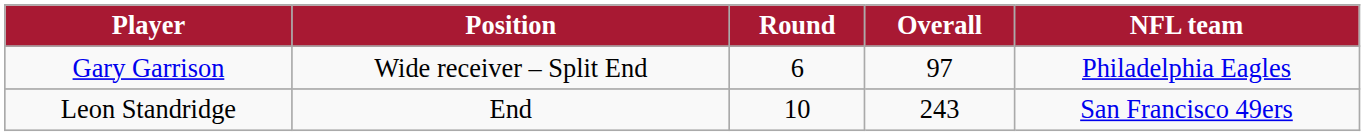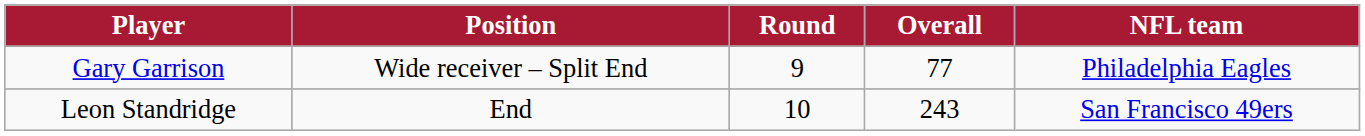(797, 67) 6 -> (797, 67) 9
(940, 67) 97 -> (940, 67) 77
